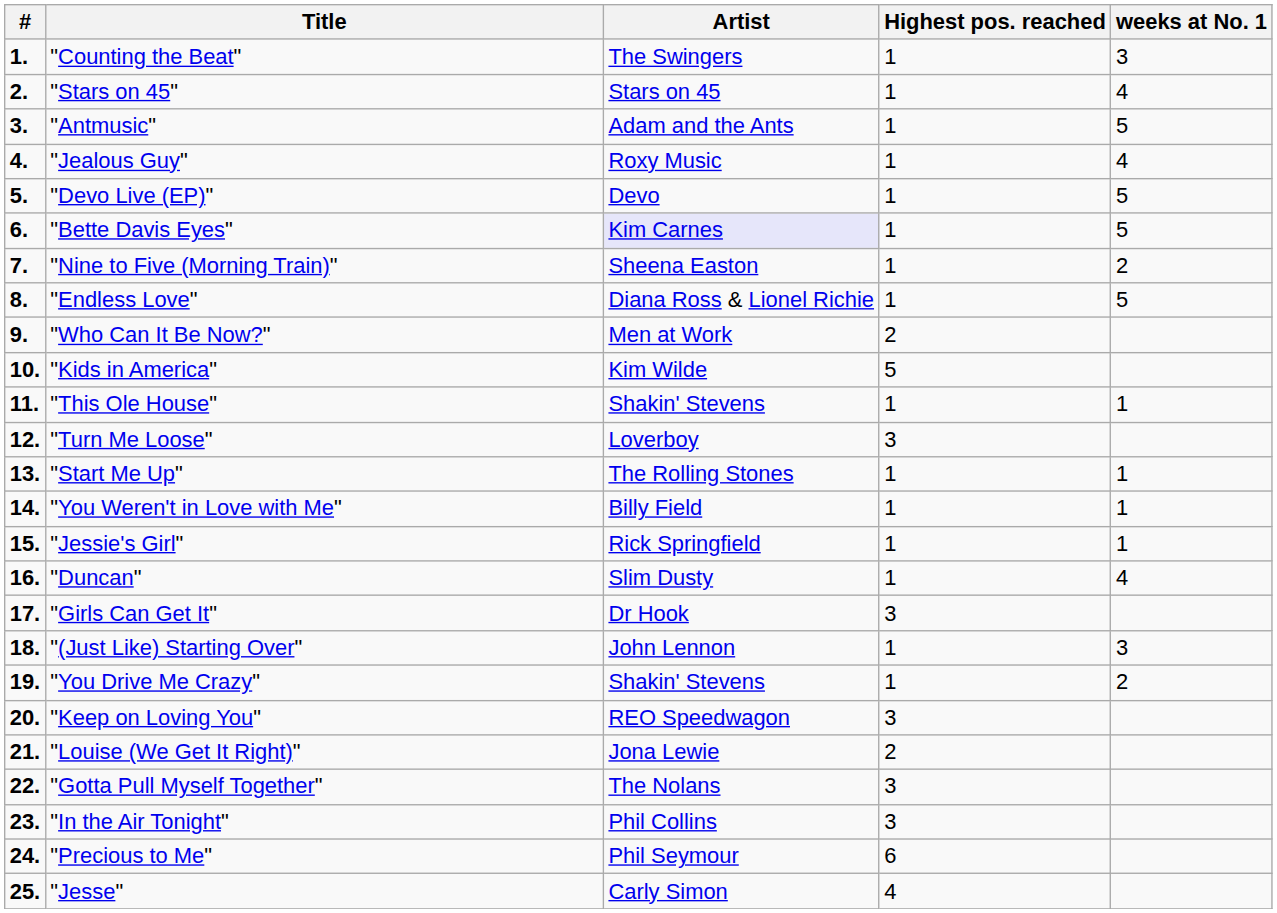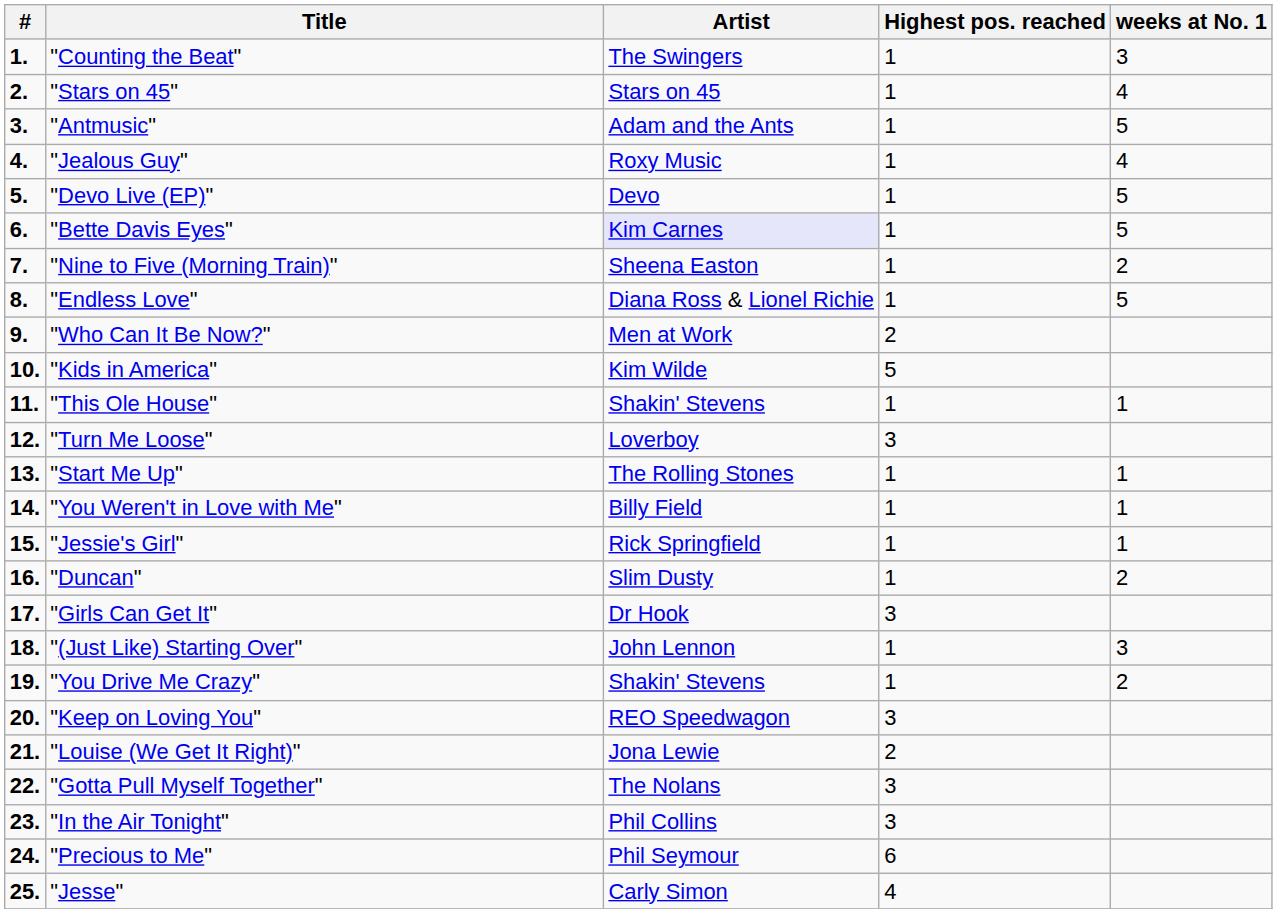(1122, 578) 4 -> (1122, 578) 2
